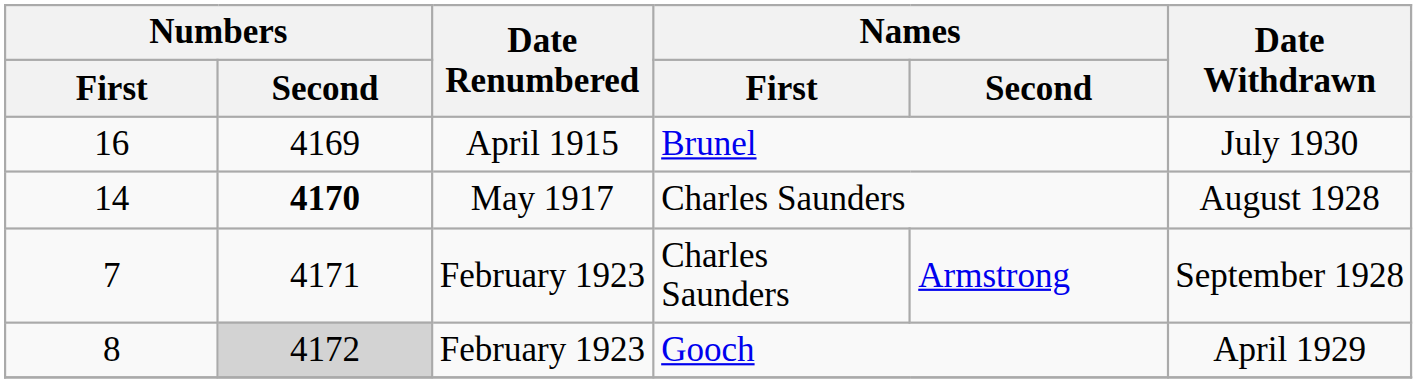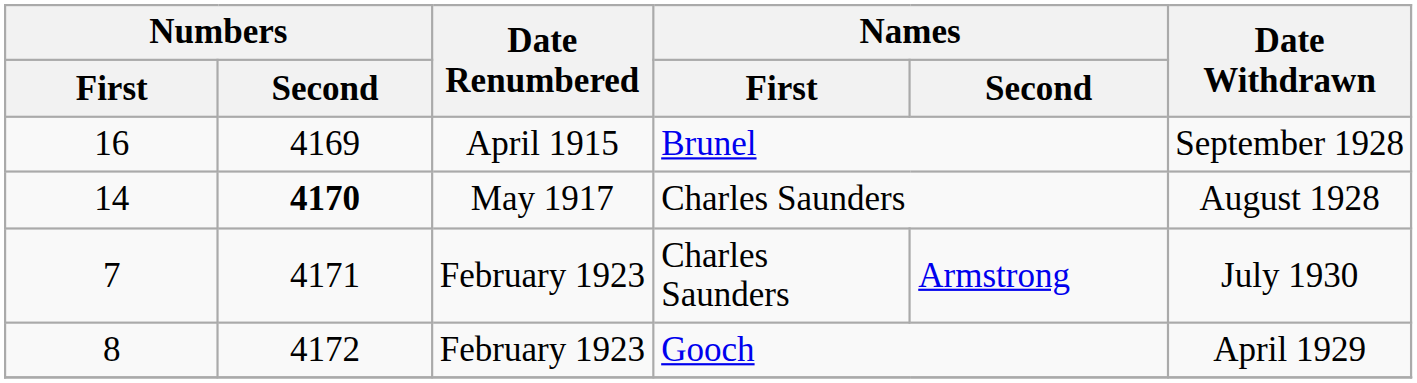(1290, 143) July 1930 -> (1290, 143) September 1928
(1290, 274) September 1928 -> (1290, 274) July 1930
(325, 349) lightgrey background -> (325, 349) no background
